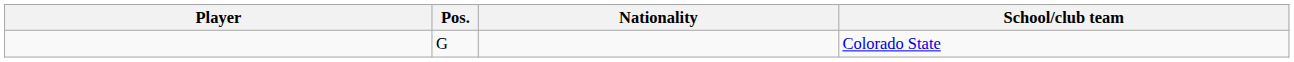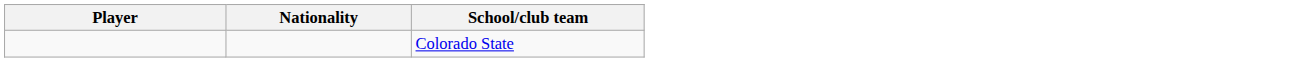- column: (455, 17)
